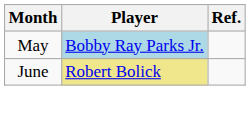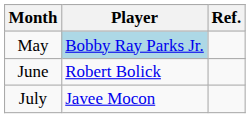(113, 71) khaki background -> (113, 71) no background
+ row: (33, 98)
